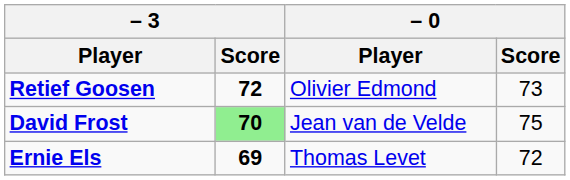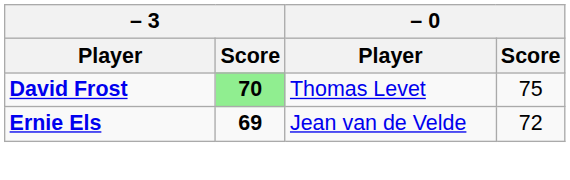- row: (82, 89)
(378, 123) Jean van de Velde -> (358, 89) Thomas Levet
(358, 157) Thomas Levet -> (378, 123) Jean van de Velde
